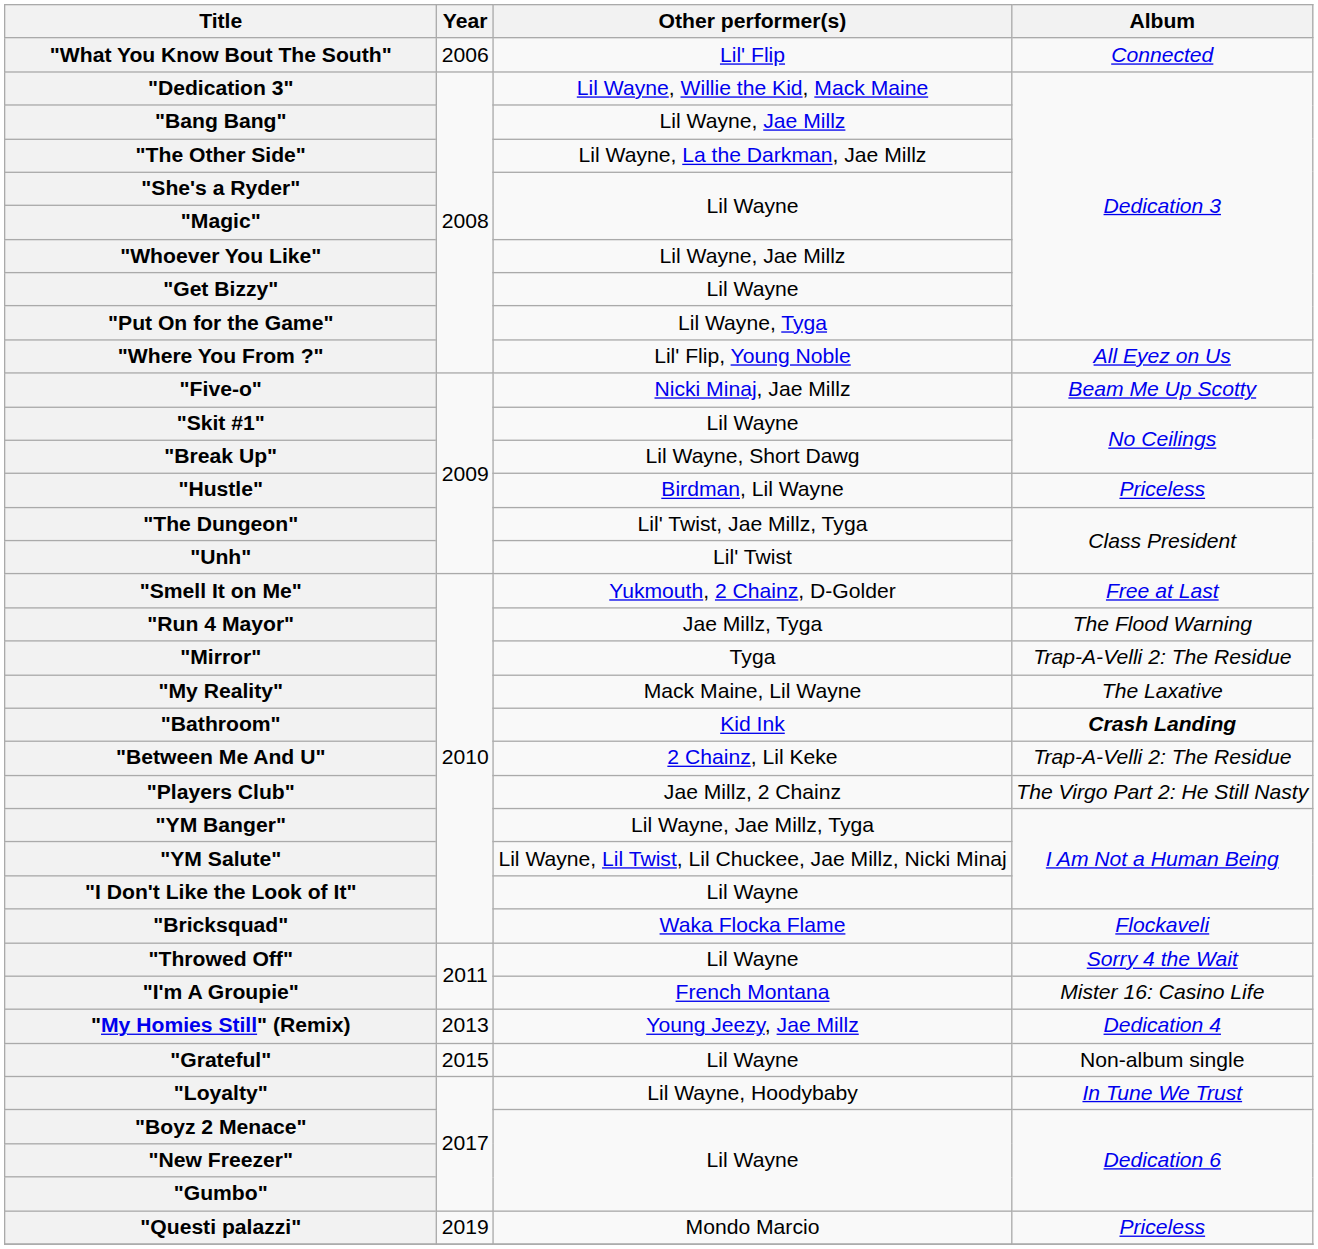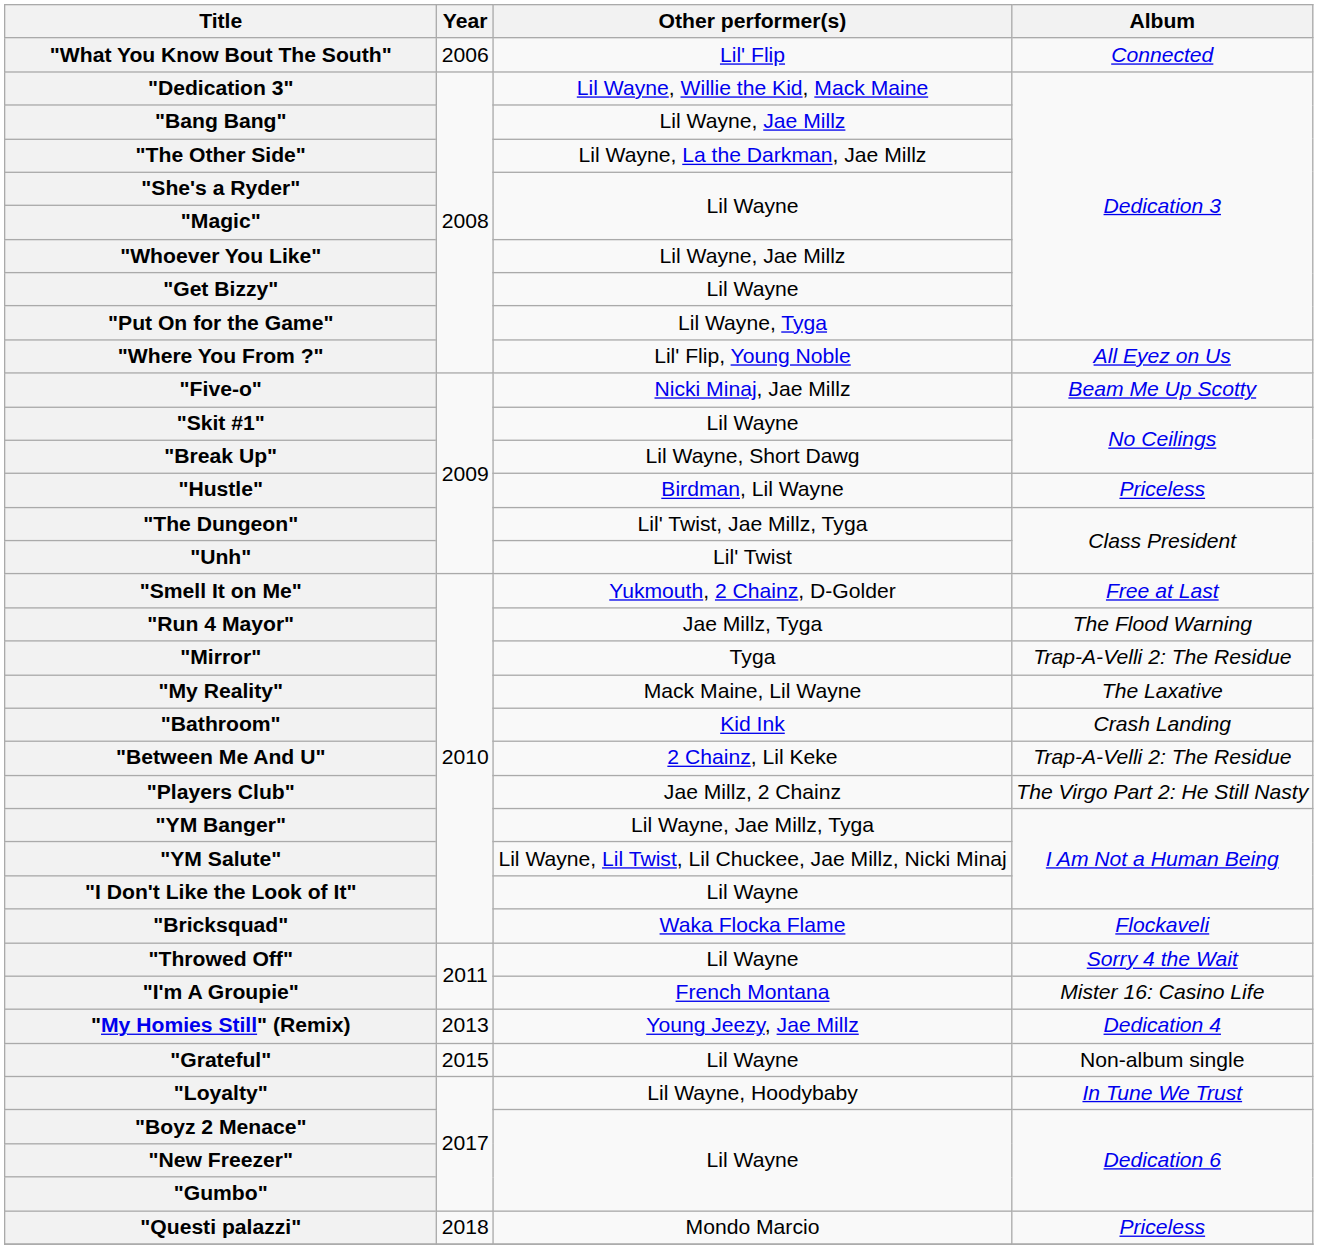(1162, 724) bold -> (1162, 724) normal
(465, 1227) 2019 -> (465, 1227) 2018
